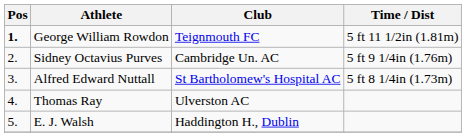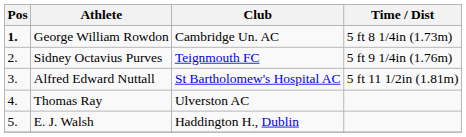(217, 36) Teignmouth FC -> (227, 36) Cambridge Un. AC
(403, 36) 5 ft 11 1/2in (1.81m) -> (400, 36) 5 ft 8 1/4in (1.73m)
(227, 57) Cambridge Un. AC -> (217, 57) Teignmouth FC
(400, 79) 5 ft 8 1/4in (1.73m) -> (403, 79) 5 ft 11 1/2in (1.81m)
